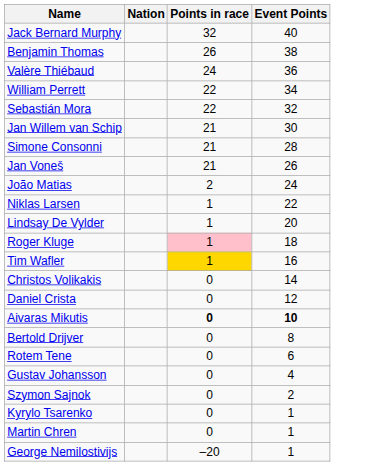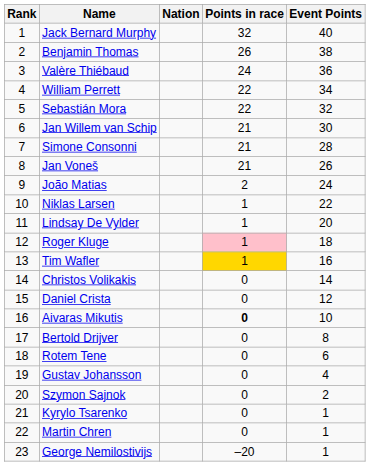+ column: (22, 14)
(291, 318) bold -> (326, 318) normal
